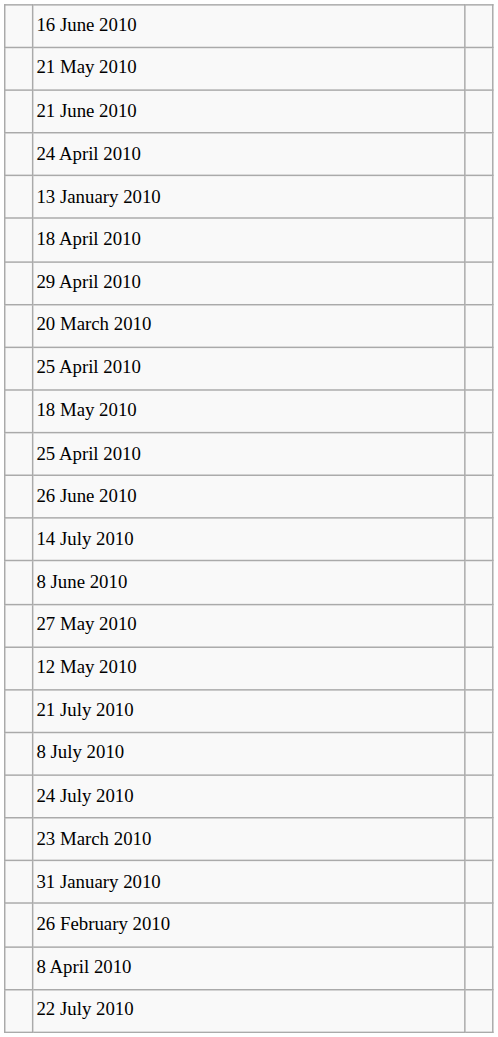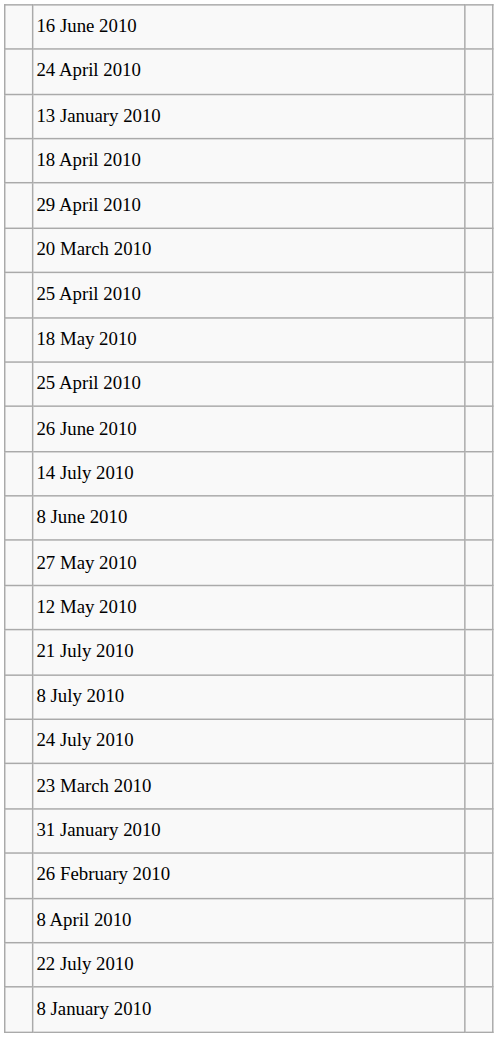- row: (18, 69)
- row: (18, 112)
+ row: (18, 1010)
